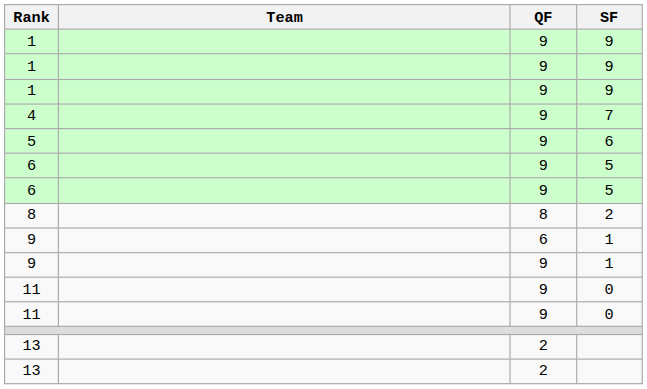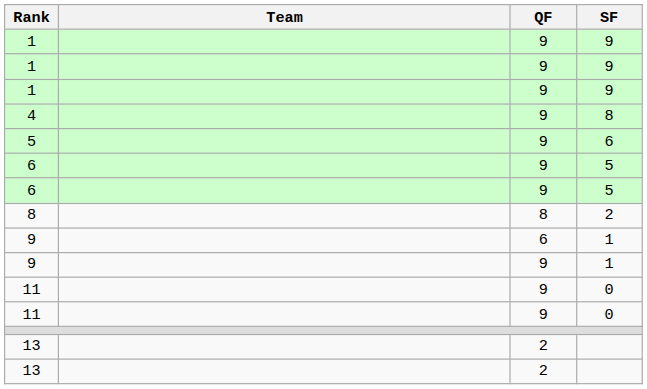(609, 116) 7 -> (609, 116) 8
